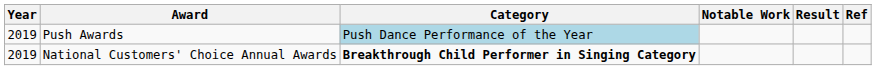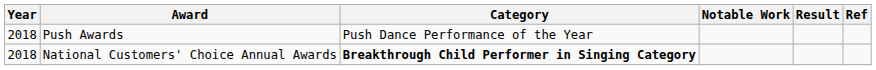(22, 34) 2019 -> (22, 34) 2018
(468, 34) lightblue background -> (468, 34) no background
(22, 54) 2019 -> (22, 54) 2018
